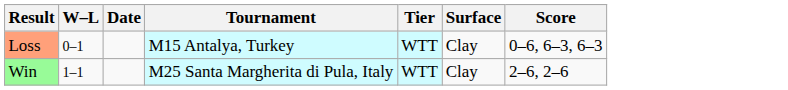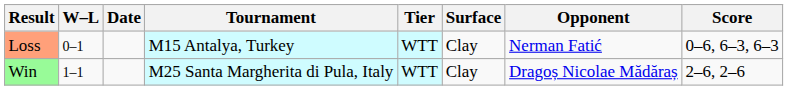+ column: (593, 17)
